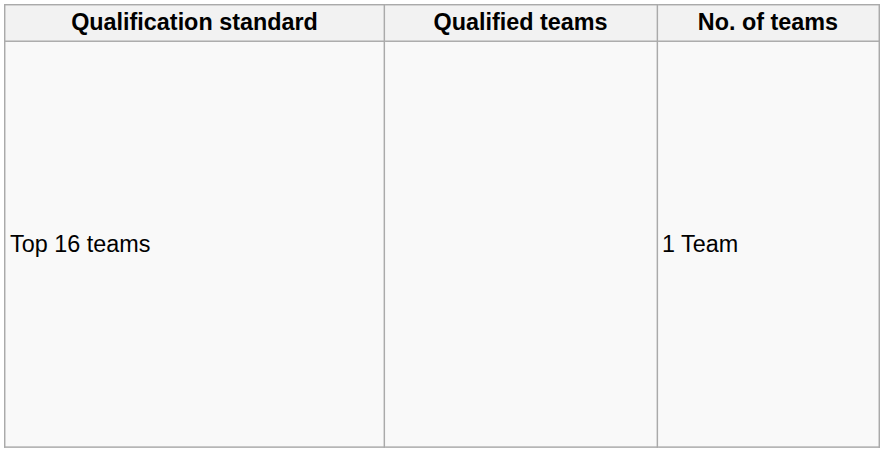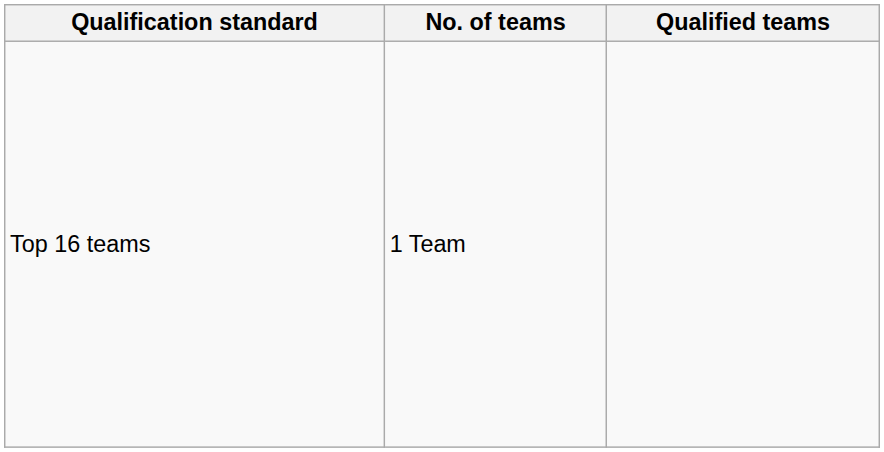columns swapped: (768, 23) <-> (520, 23)
